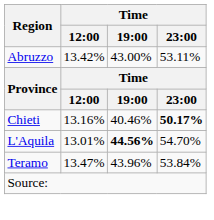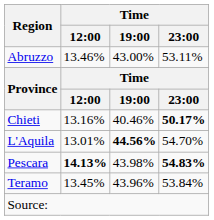(84, 57) 13.42% -> (84, 57) 13.46%
+ row: (28, 162)
(84, 162) 13.47% -> (84, 183) 13.45%
